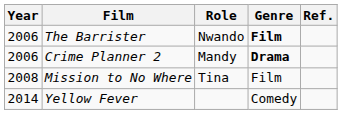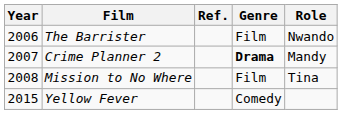columns swapped: (221, 15) <-> (319, 15)
(266, 36) bold -> (251, 36) normal
(23, 57) 2006 -> (23, 57) 2007
(23, 99) 2014 -> (23, 99) 2015
